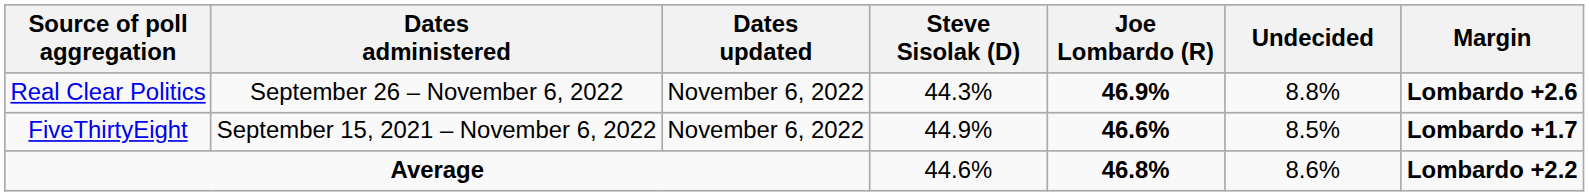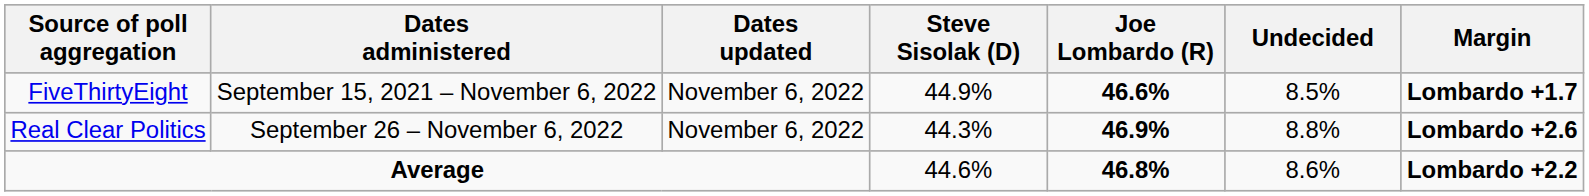rows swapped: (108, 92) <-> (108, 131)
